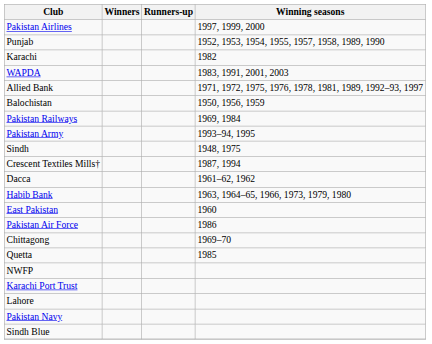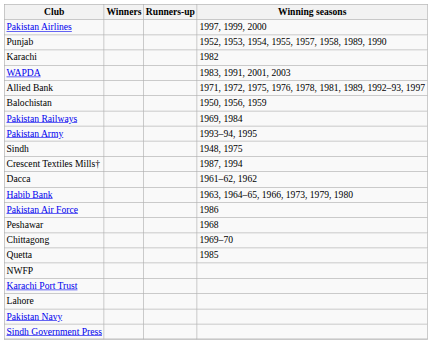- row: (32, 210)
+ row: (25, 225)
+ row: (54, 331)
- row: (28, 331)
